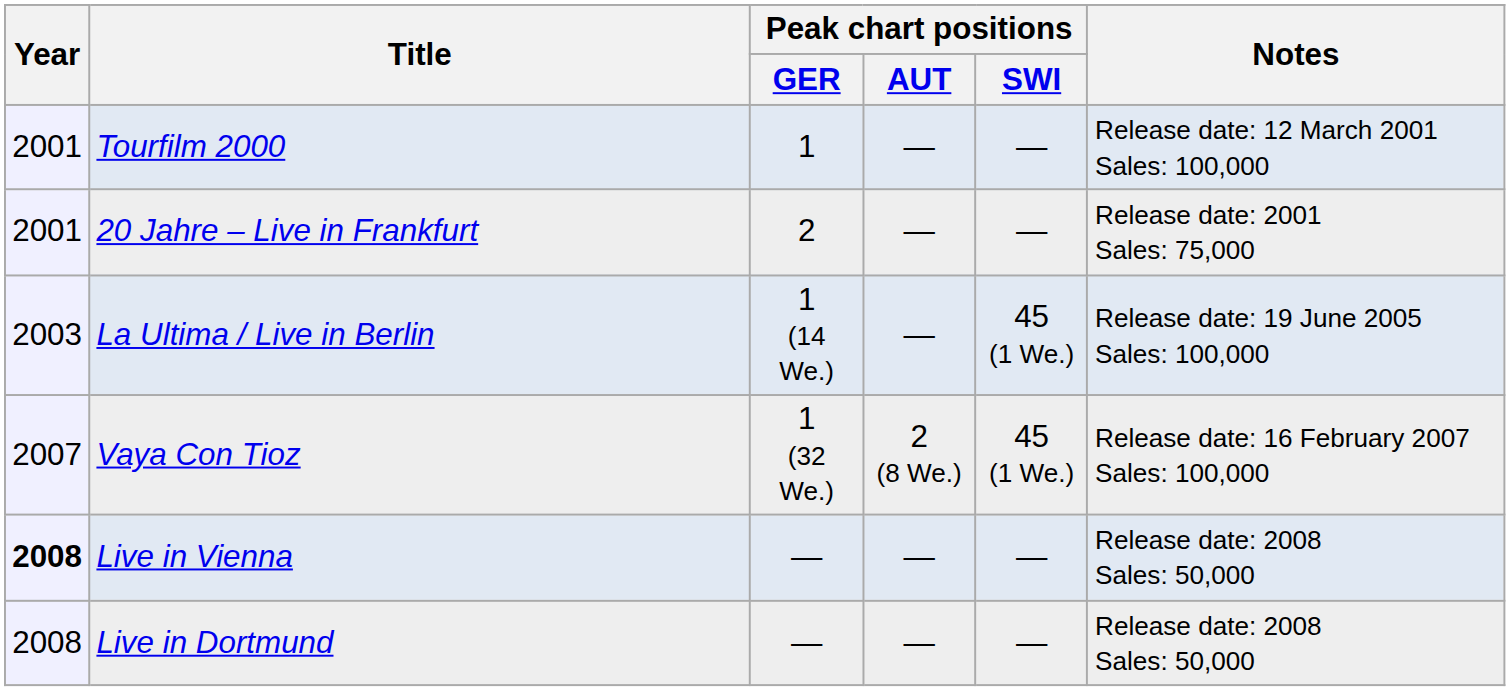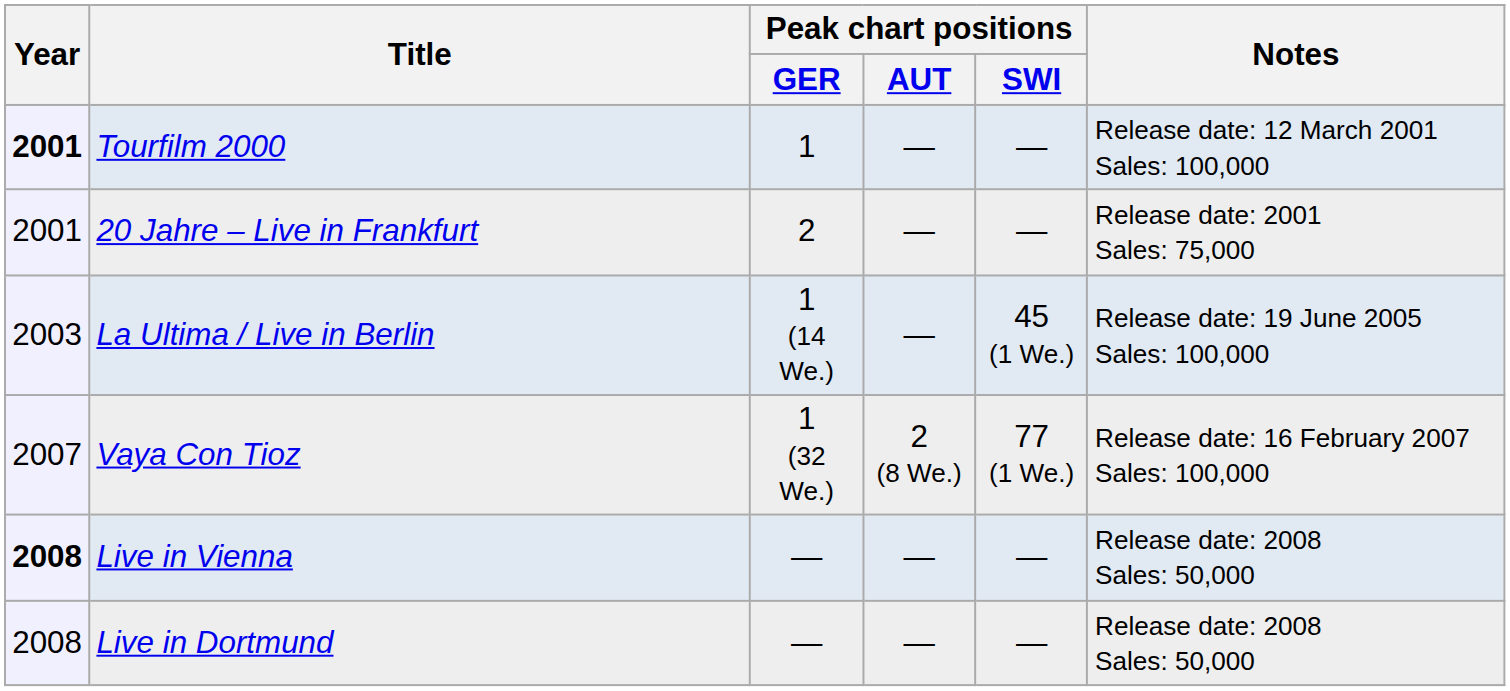(47, 146) normal -> (47, 146) bold
(1032, 454) 45 (1 We.) -> (1032, 454) 77 (1 We.)
